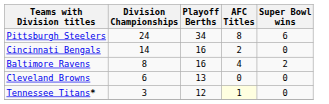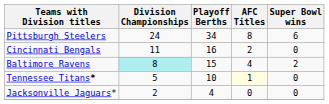(144, 50) 14 -> (155, 50) 11
(144, 64) no background -> (155, 64) paleturquoise background
(201, 64) 16 -> (211, 64) 15
- row: (48, 78)
(144, 92) 3 -> (155, 78) 5
(201, 92) 12 -> (211, 78) 10
+ row: (61, 92)
